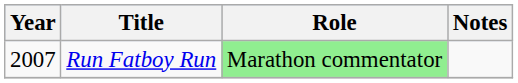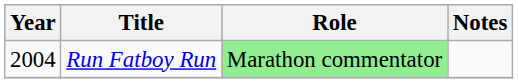(33, 58) 2007 -> (33, 58) 2004
